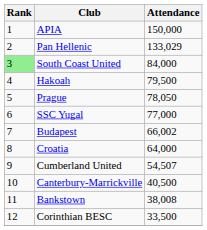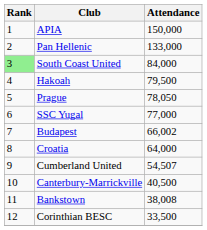(165, 47) 133,029 -> (165, 47) 133,000
